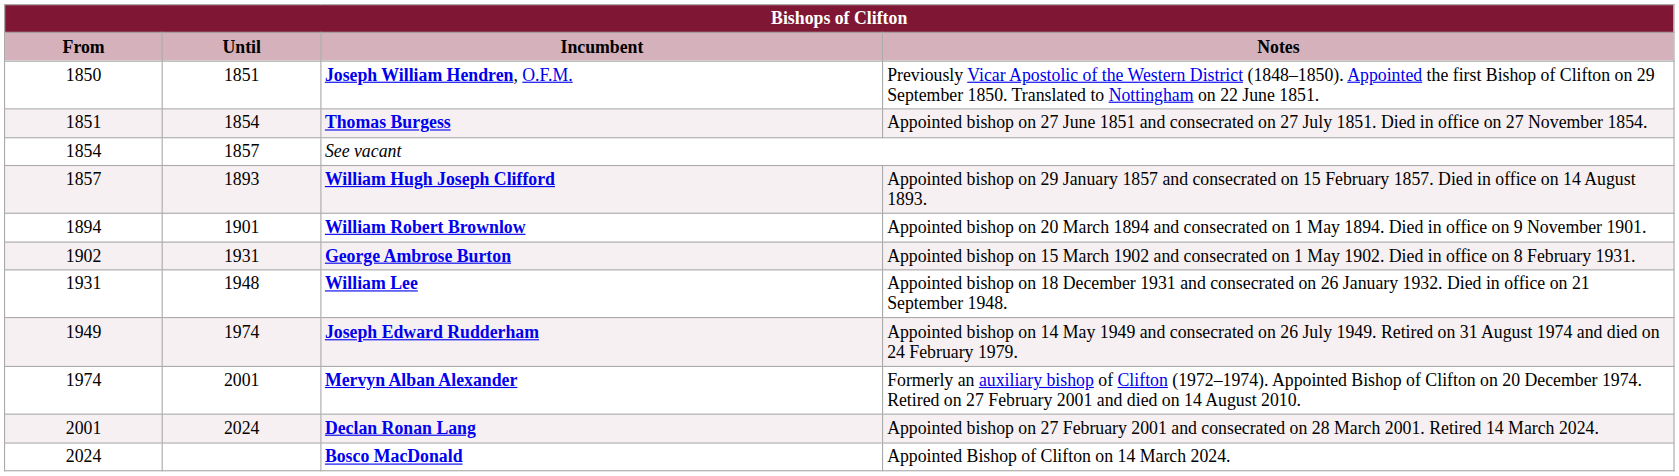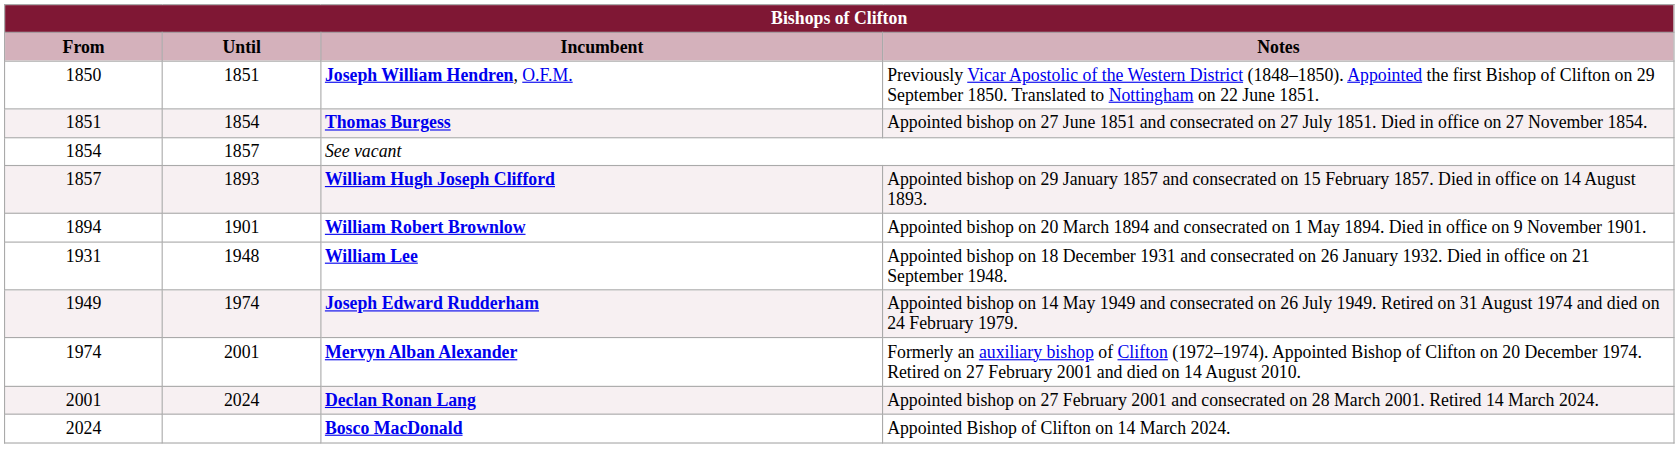- row: (418, 255)
